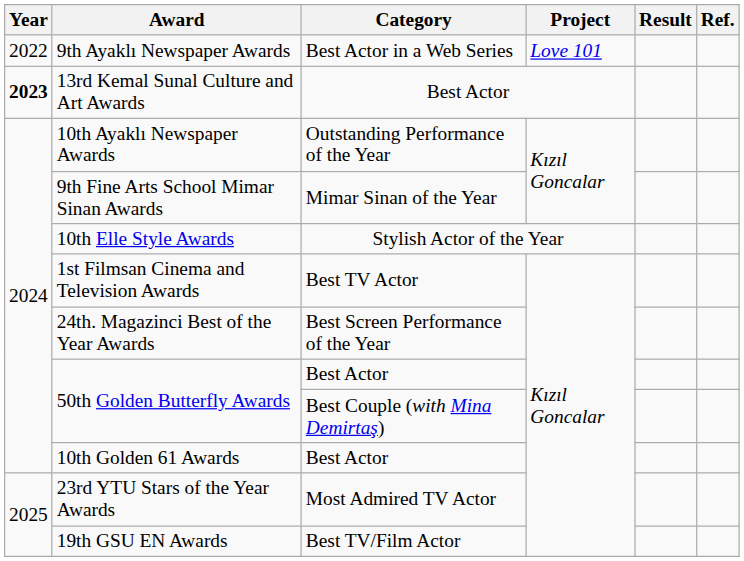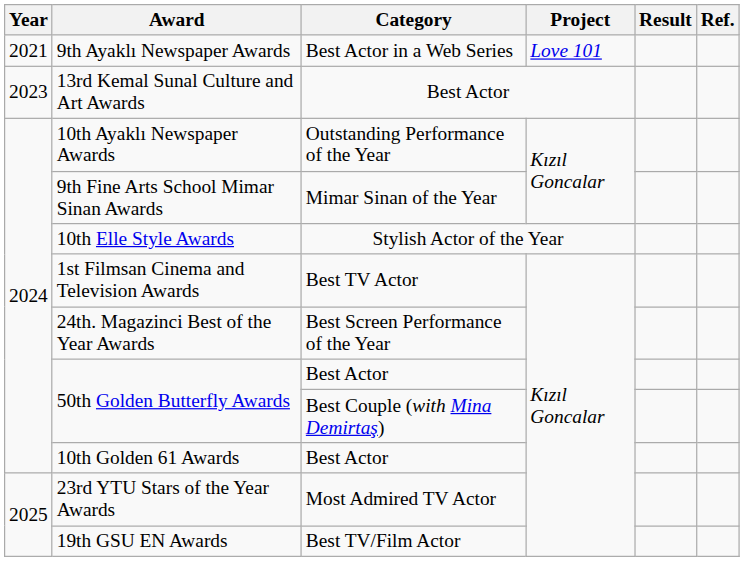(28, 50) 2022 -> (28, 50) 2021
(28, 92) bold -> (28, 92) normal
